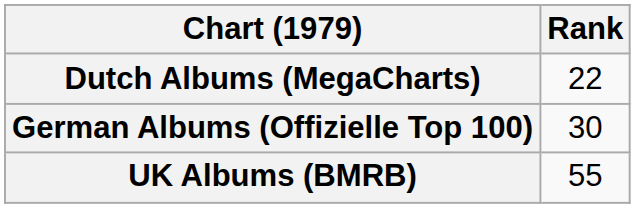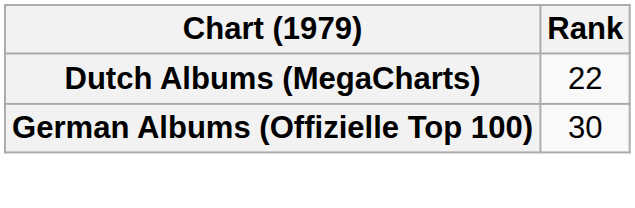- row: (273, 176)
